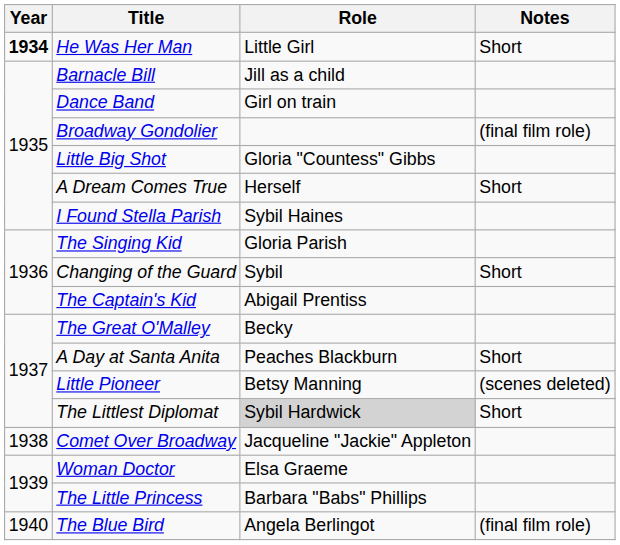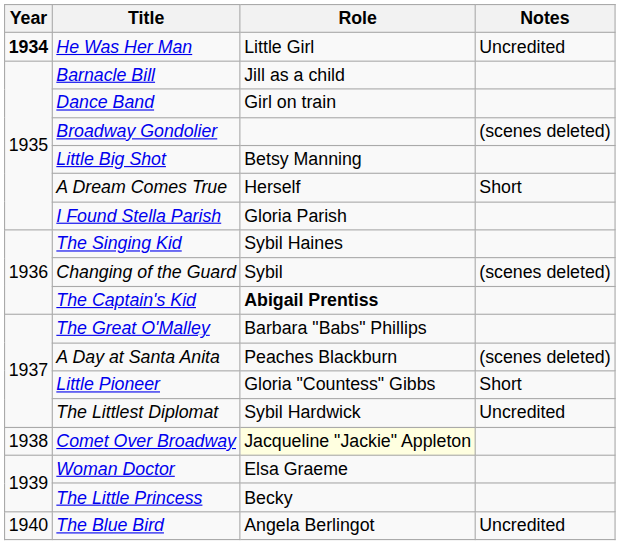(501, 46) Short -> (522, 46) Uncredited
(535, 131) (final film role) -> (545, 131) (scenes deleted)
(340, 159) Gloria "Countess" Gibbs -> (303, 159) Betsy Manning
(294, 215) Sybil Haines -> (296, 215) Gloria Parish
(296, 243) Gloria Parish -> (294, 243) Sybil Haines
(501, 272) Short -> (545, 272) (scenes deleted)
(305, 300) normal -> (311, 300) bold
(268, 328) Becky -> (335, 328) Barbara "Babs" Phillips
(501, 356) Short -> (545, 356) (scenes deleted)
(303, 384) Betsy Manning -> (340, 384) Gloria "Countess" Gibbs
(545, 384) (scenes deleted) -> (501, 384) Short
(302, 412) lightgrey background -> (302, 412) no background
(501, 412) Short -> (522, 412) Uncredited
(358, 441) no background -> (358, 441) lightyellow background
(335, 497) Barbara "Babs" Phillips -> (268, 497) Becky
(535, 525) (final film role) -> (522, 525) Uncredited
